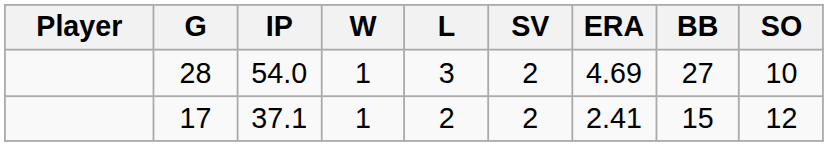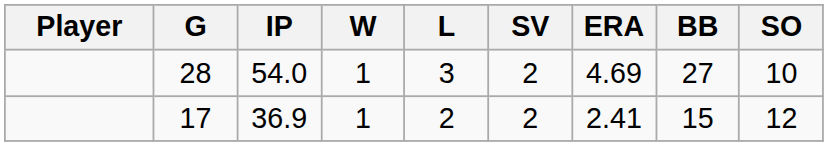(279, 118) 37.1 -> (279, 118) 36.9
